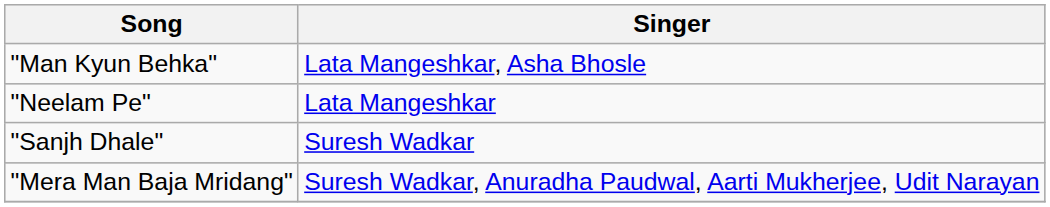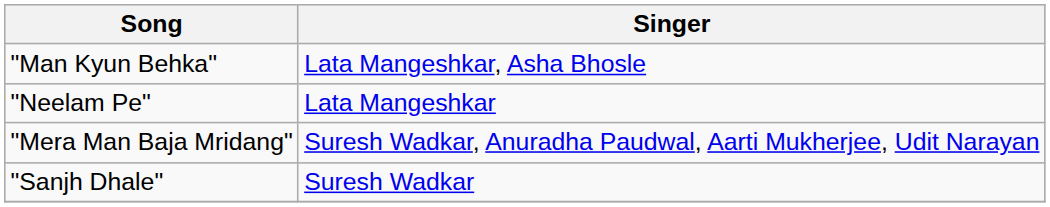rows swapped: (152, 181) <-> (87, 142)
